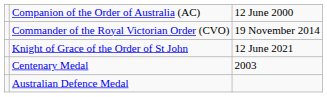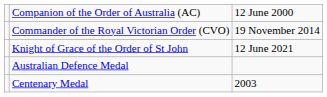rows swapped: (50, 65) <-> (70, 83)
